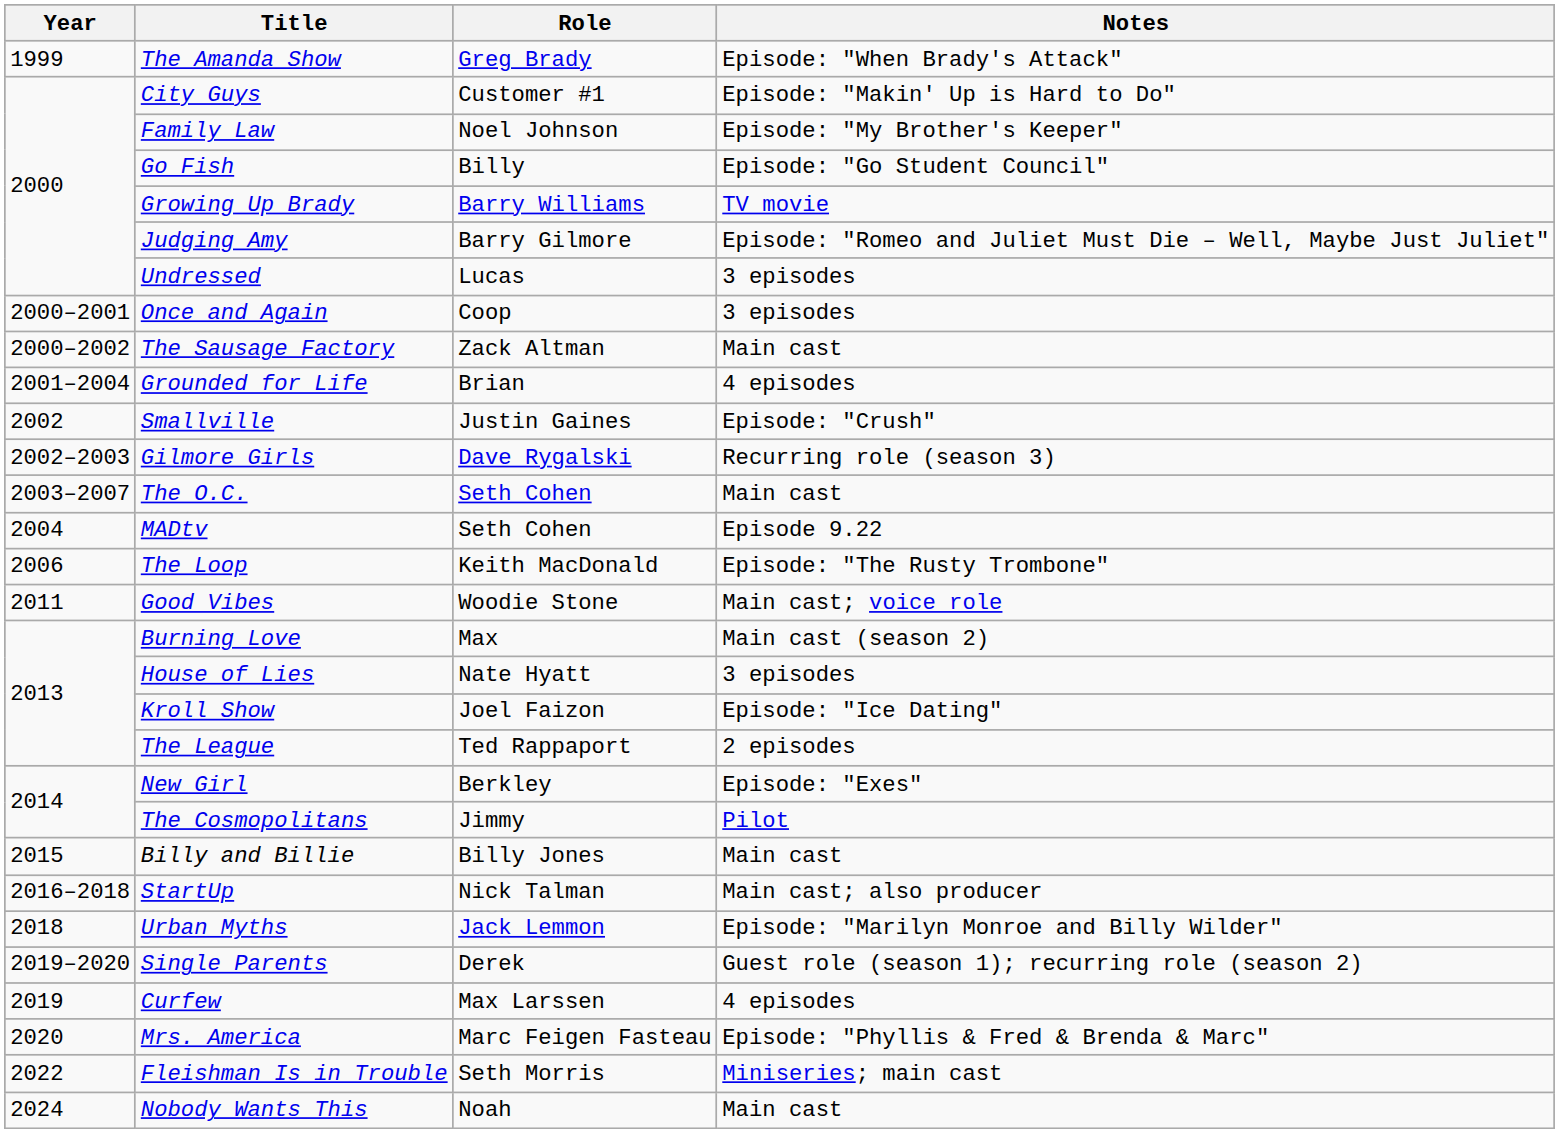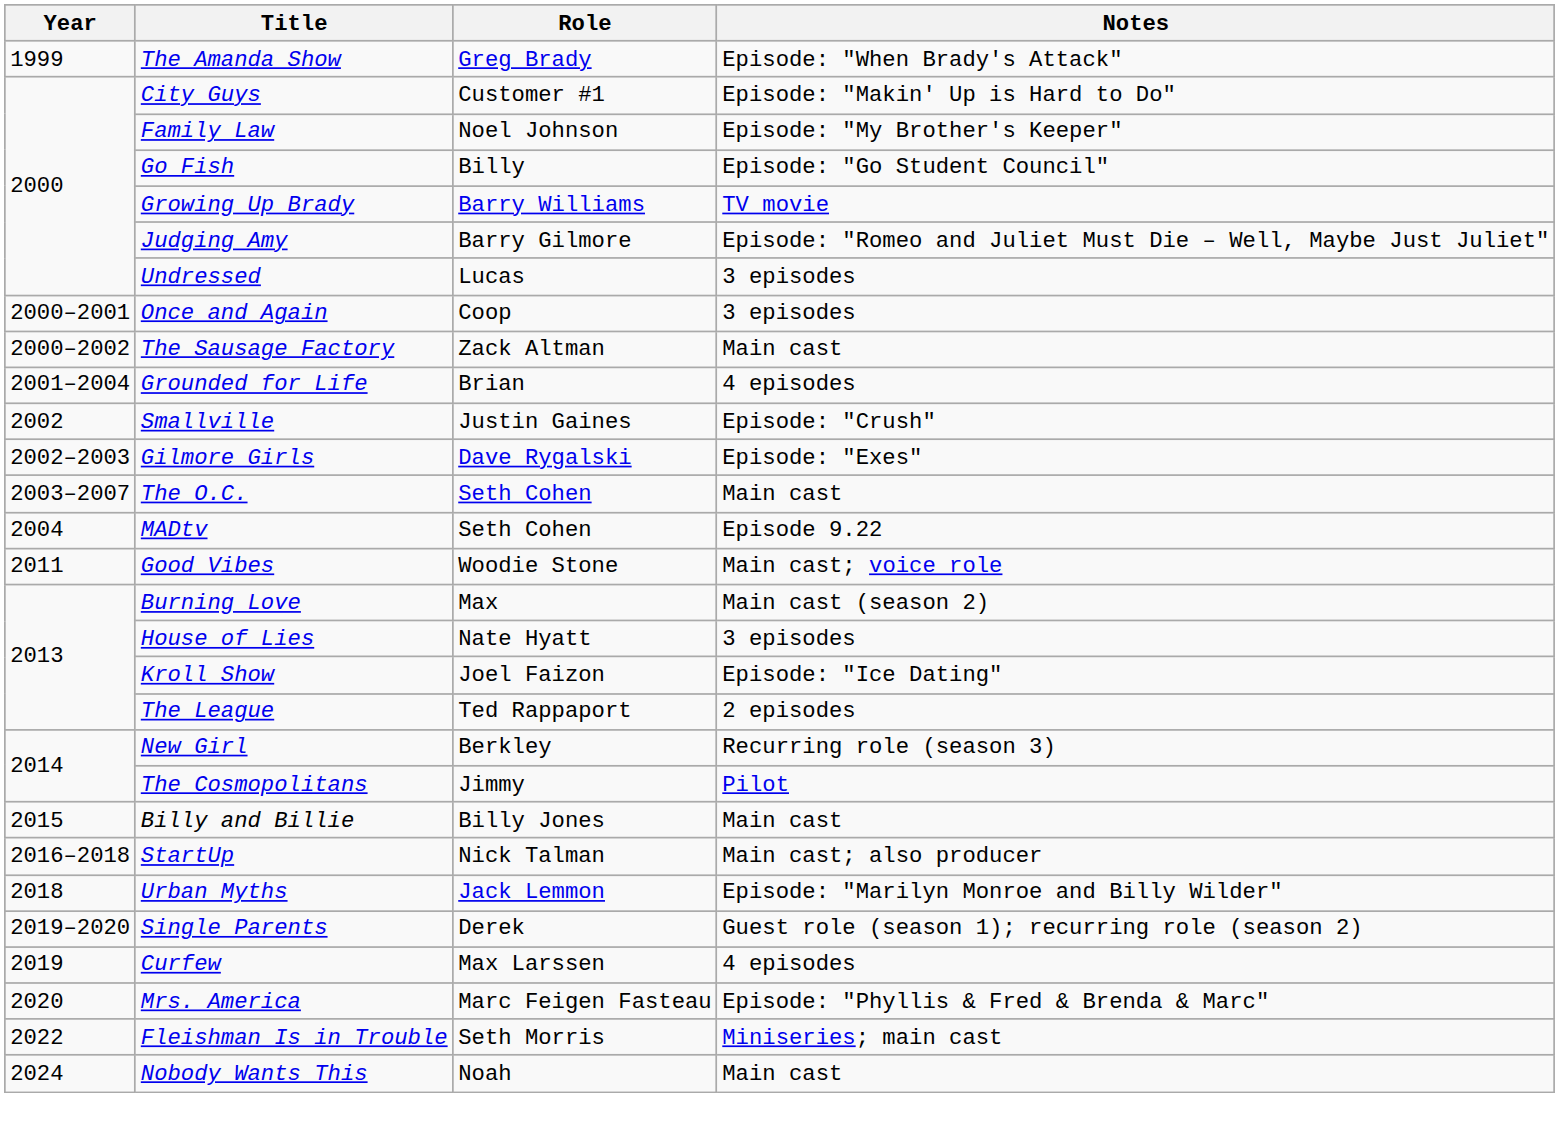(889, 458) Recurring role (season 3) -> (822, 458) Episode: "Exes"
- row: (194, 566)
(822, 784) Episode: "Exes" -> (889, 748) Recurring role (season 3)
